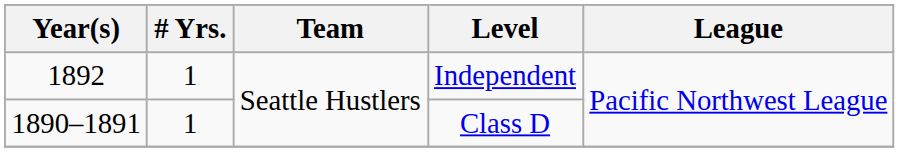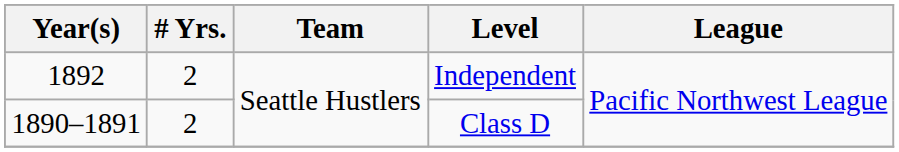(190, 75) 1 -> (190, 75) 2
(190, 123) 1 -> (190, 123) 2
